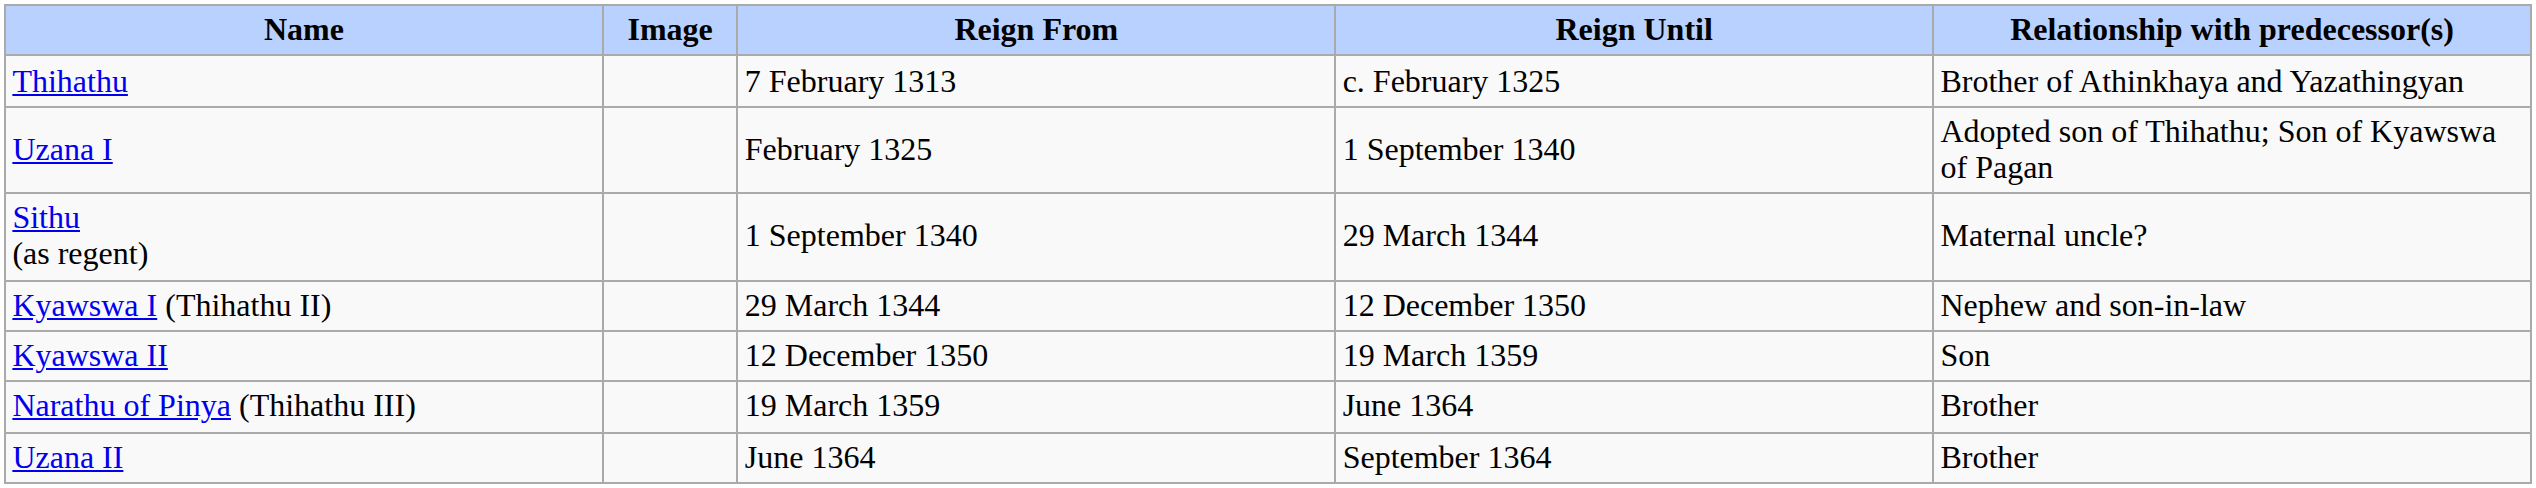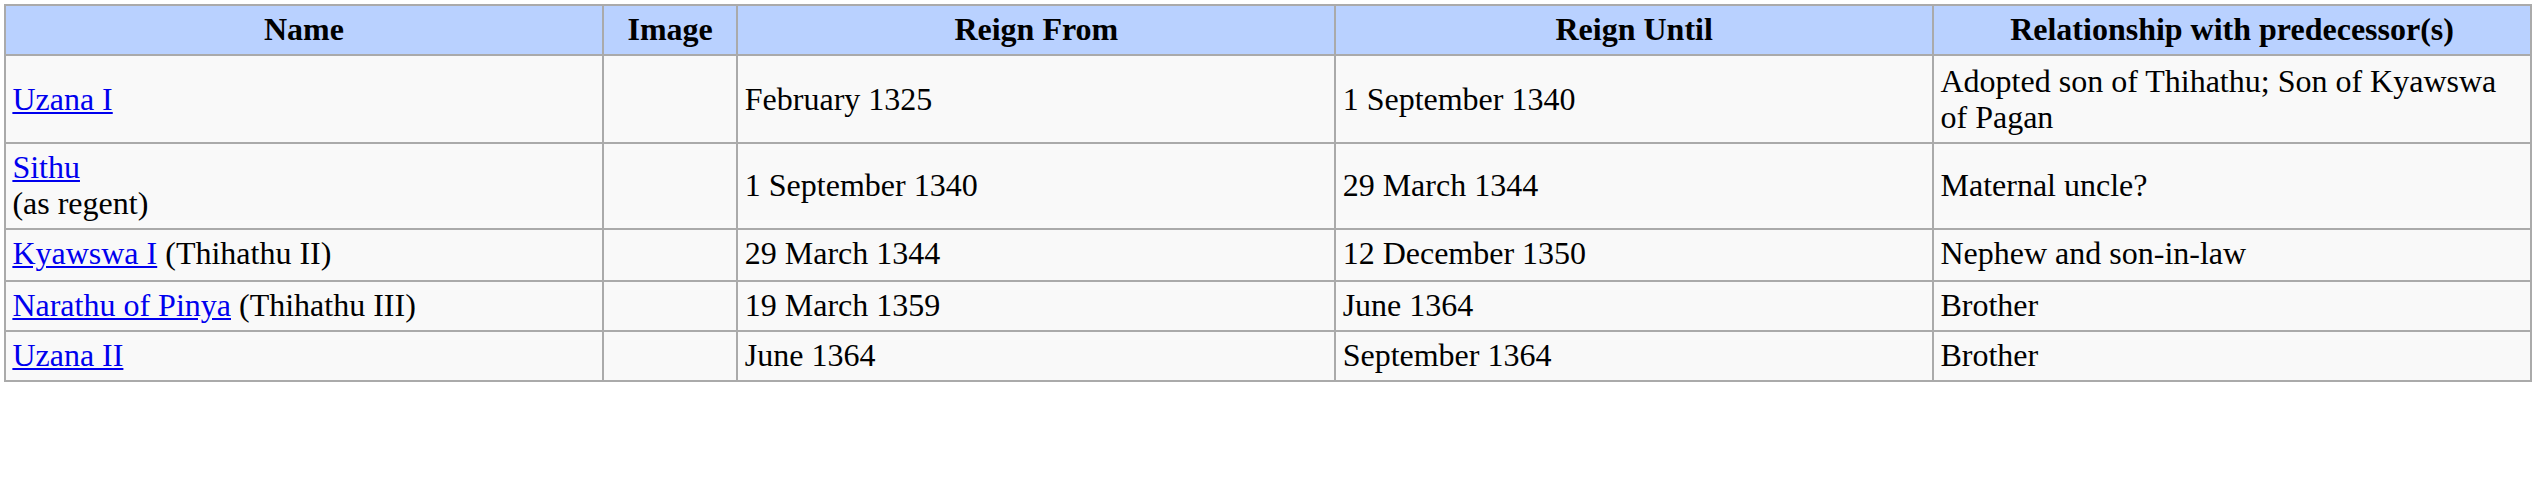- row: (70, 80)
- row: (90, 355)
